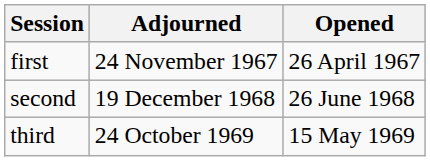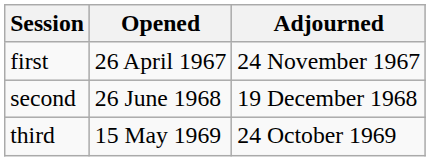columns swapped: (354, 23) <-> (186, 23)
